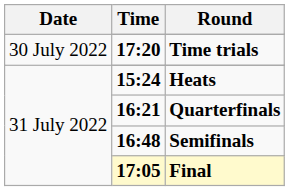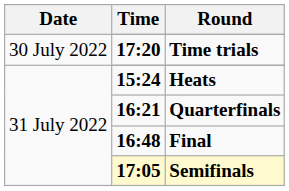(212, 140) Semifinals -> (190, 140) Final
(190, 170) Final -> (212, 170) Semifinals
